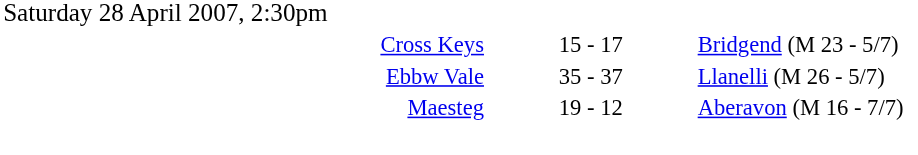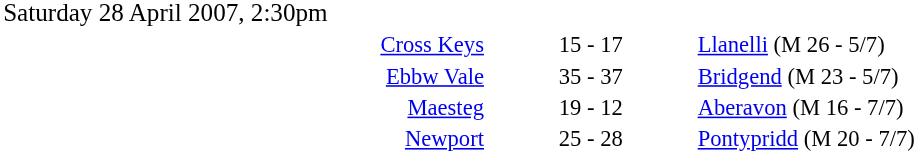(798, 44) Bridgend (M 23 - 5/7) -> (791, 44) Llanelli (M 26 - 5/7)
(791, 76) Llanelli (M 26 - 5/7) -> (798, 76) Bridgend (M 23 - 5/7)
+ row: (444, 139)
